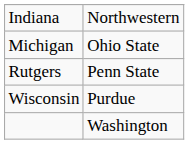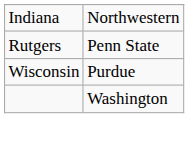- row: (41, 44)
